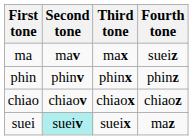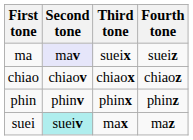(68, 54) no background -> (68, 54) lavender background
(115, 54) max -> (115, 54) sueix
rows swapped: (23, 100) <-> (23, 77)
(115, 123) sueix -> (115, 123) max
